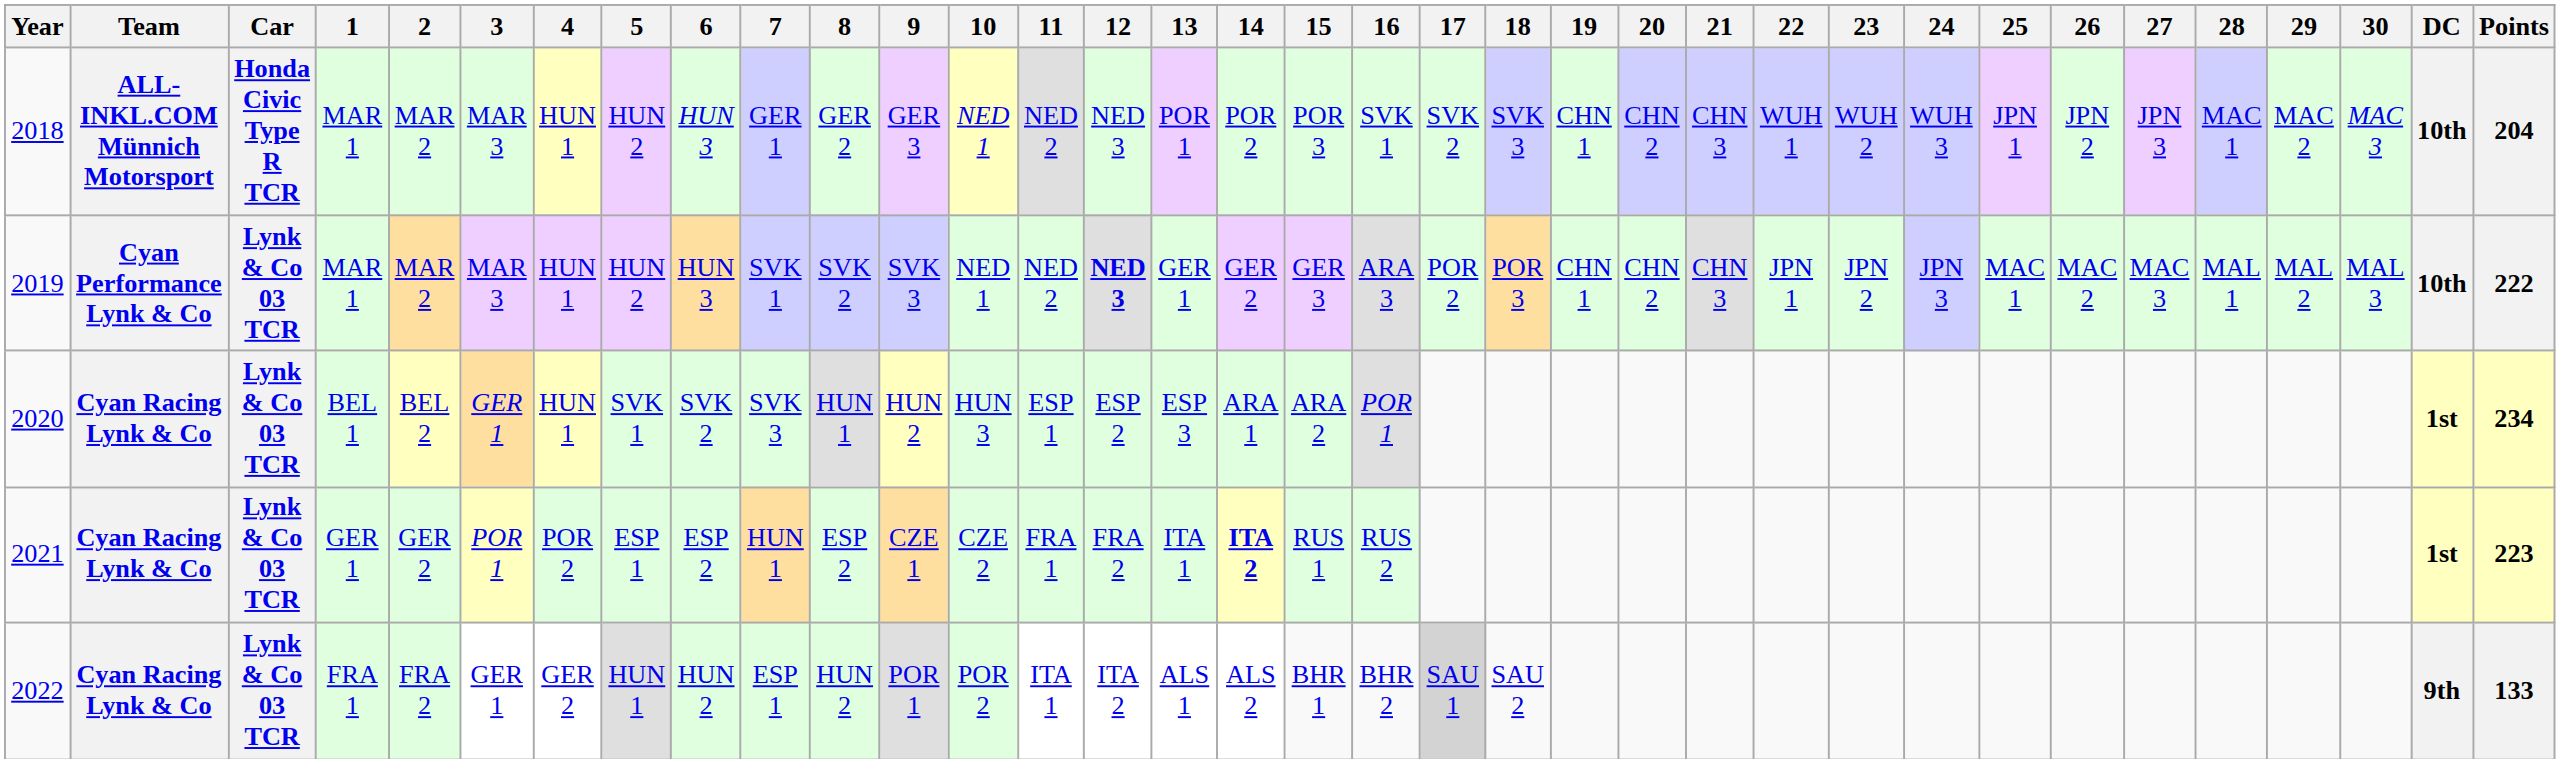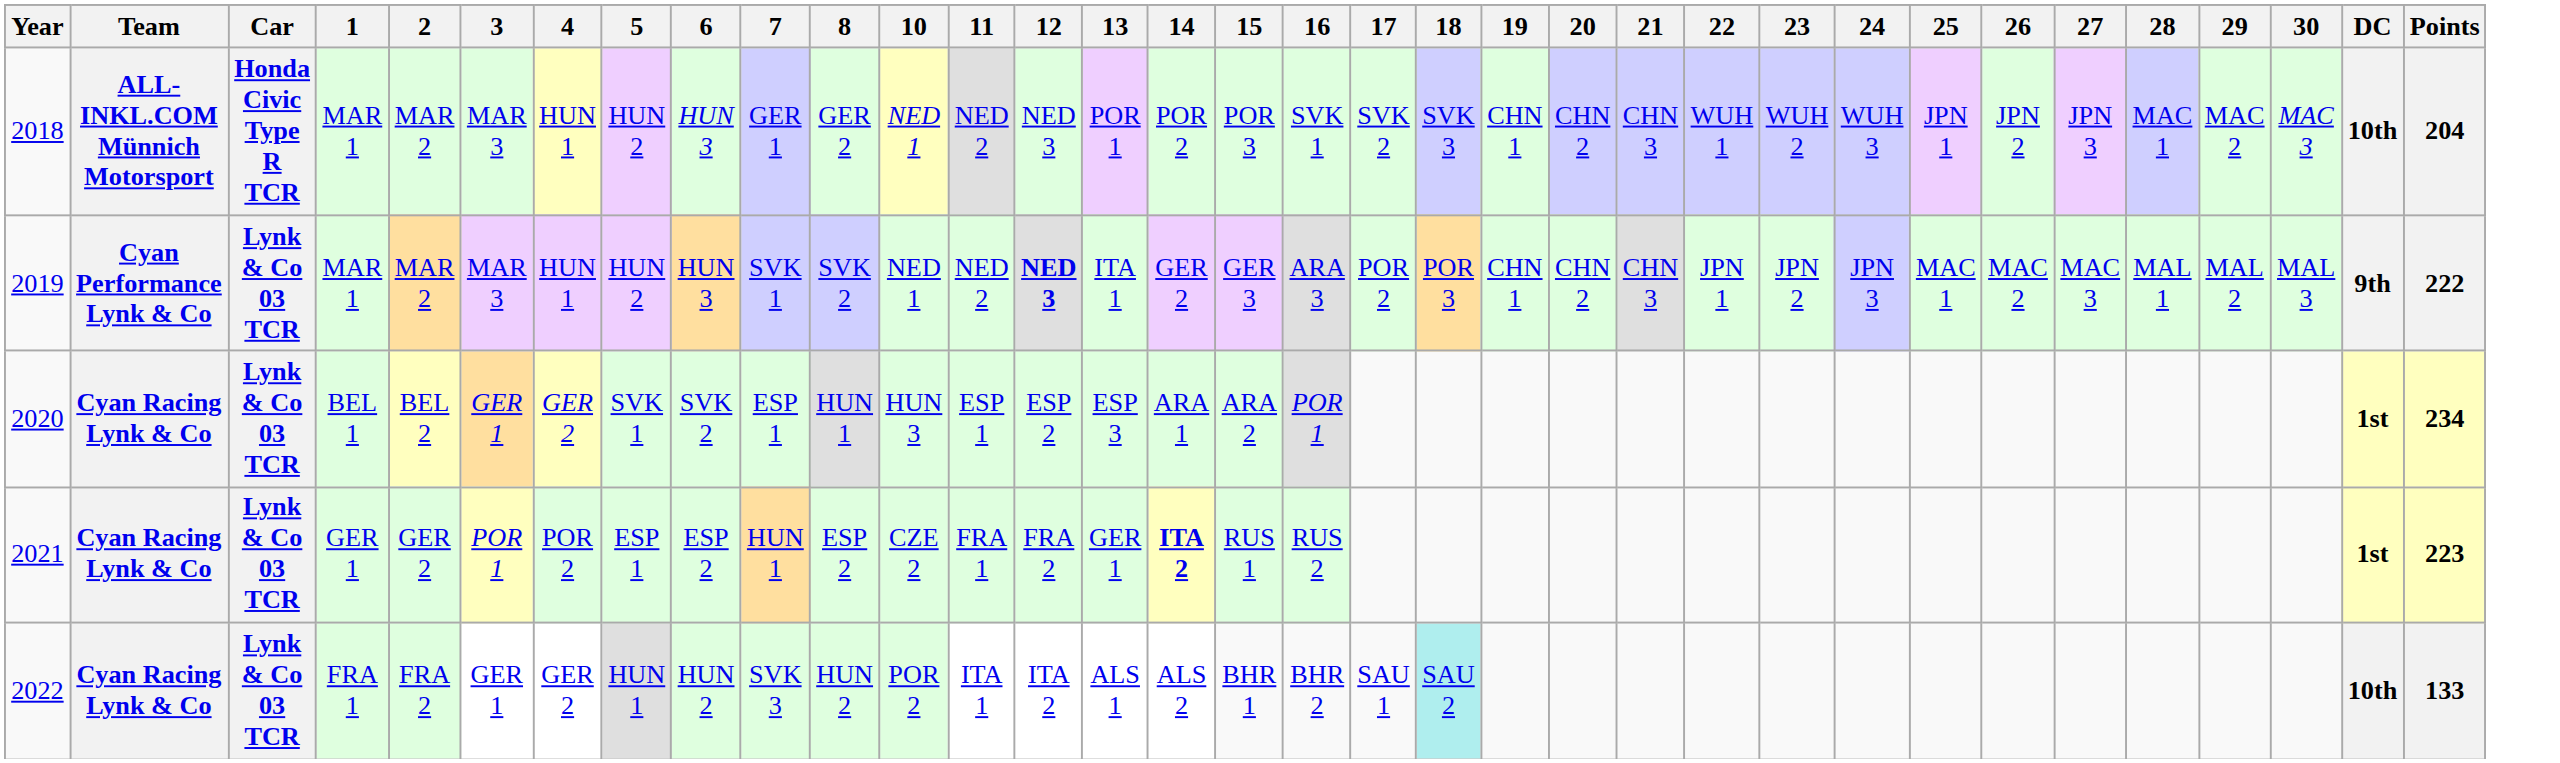- column: (914, 25)
(1184, 282) GER 1 -> (1115, 282) ITA 1
(2442, 282) 10th -> (2373, 282) 9th
(568, 418) HUN 1 -> (568, 418) GER 2
(775, 418) SVK 3 -> (775, 418) ESP 1
(1184, 554) ITA 1 -> (1115, 554) GER 1
(775, 690) ESP 1 -> (775, 690) SVK 3
(1453, 690) lightgrey background -> (1384, 690) no background
(1518, 690) no background -> (1448, 690) paleturquoise background
(2442, 690) 9th -> (2373, 690) 10th
